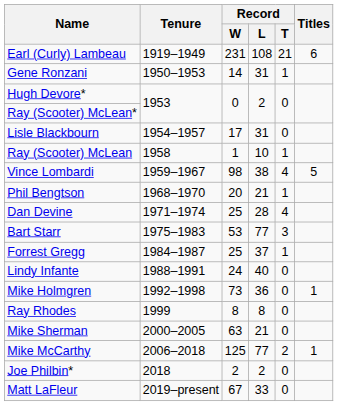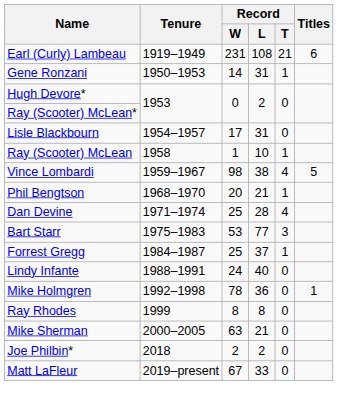(235, 291) 73 -> (235, 291) 78
- row: (49, 350)
